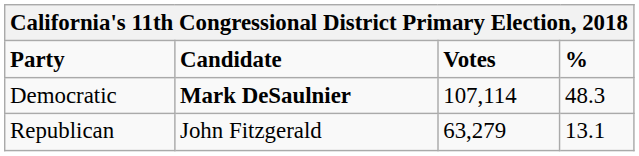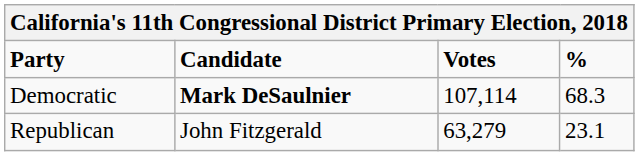(585, 95) 48.3 -> (585, 95) 68.3
(585, 131) 13.1 -> (585, 131) 23.1
